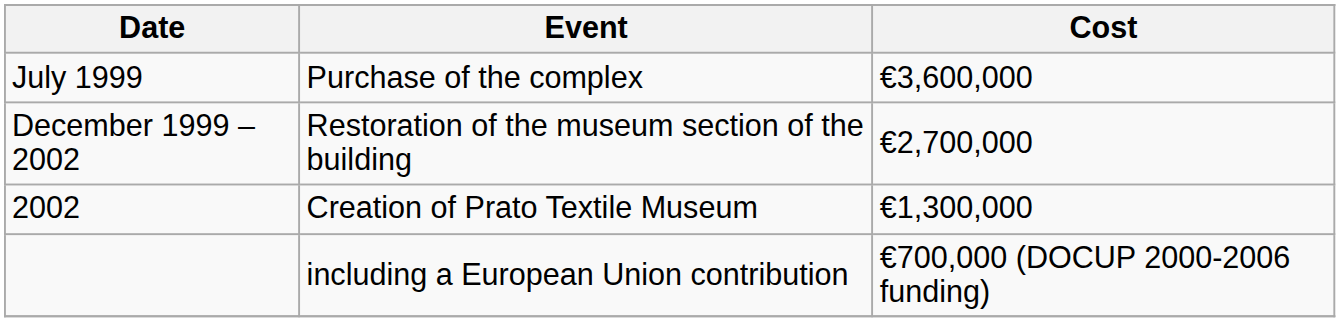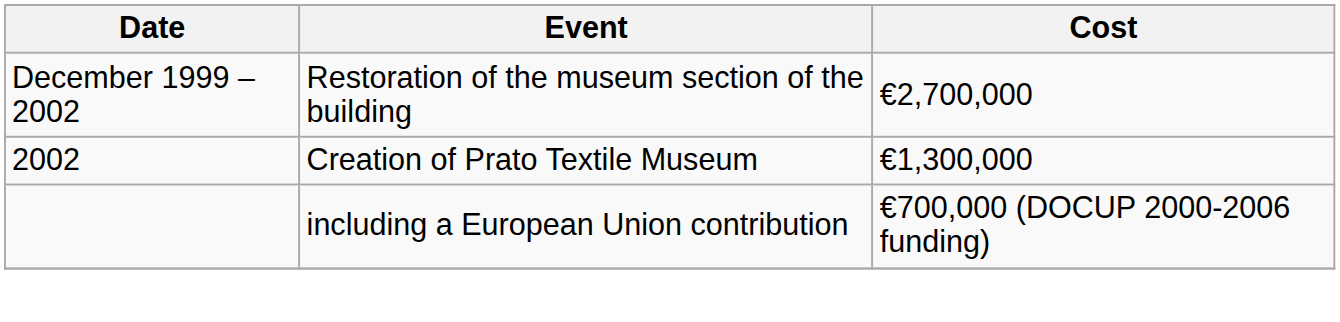- row: (77, 77)
